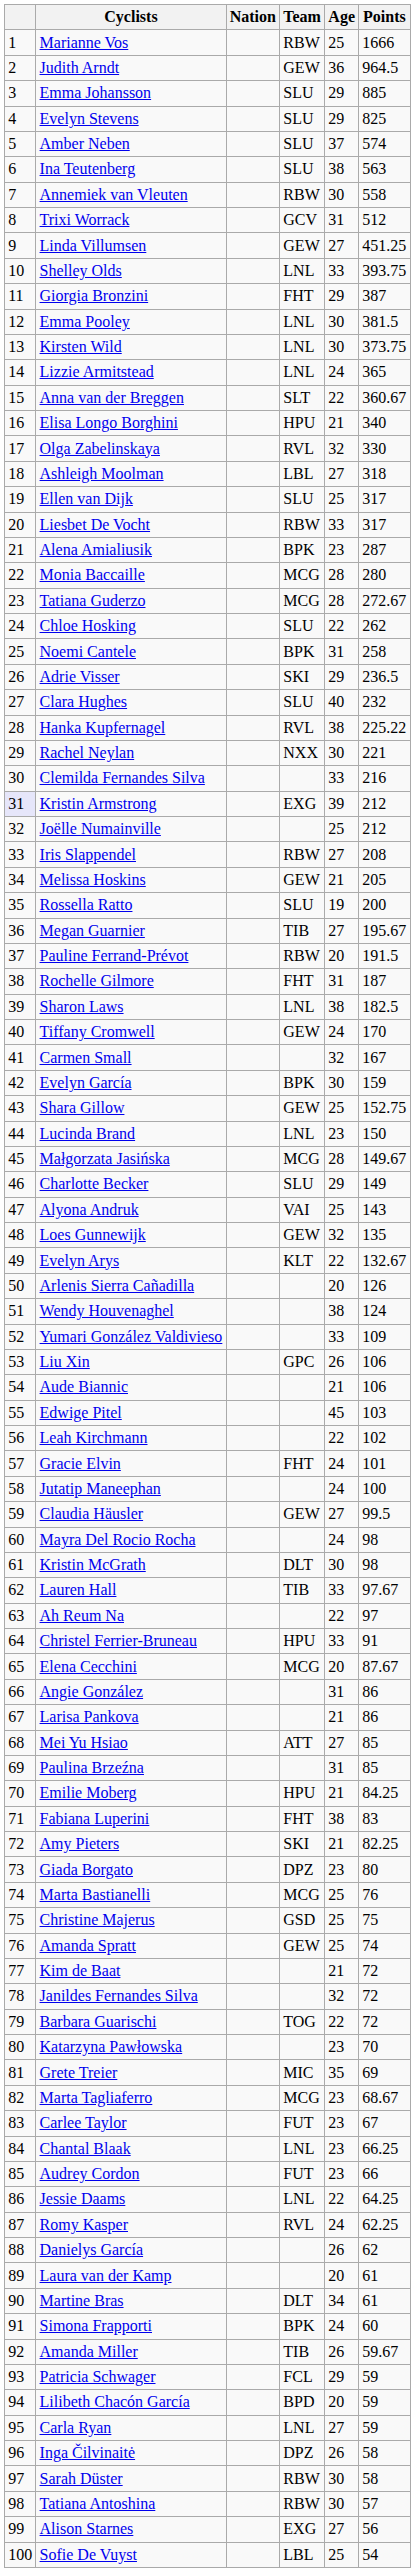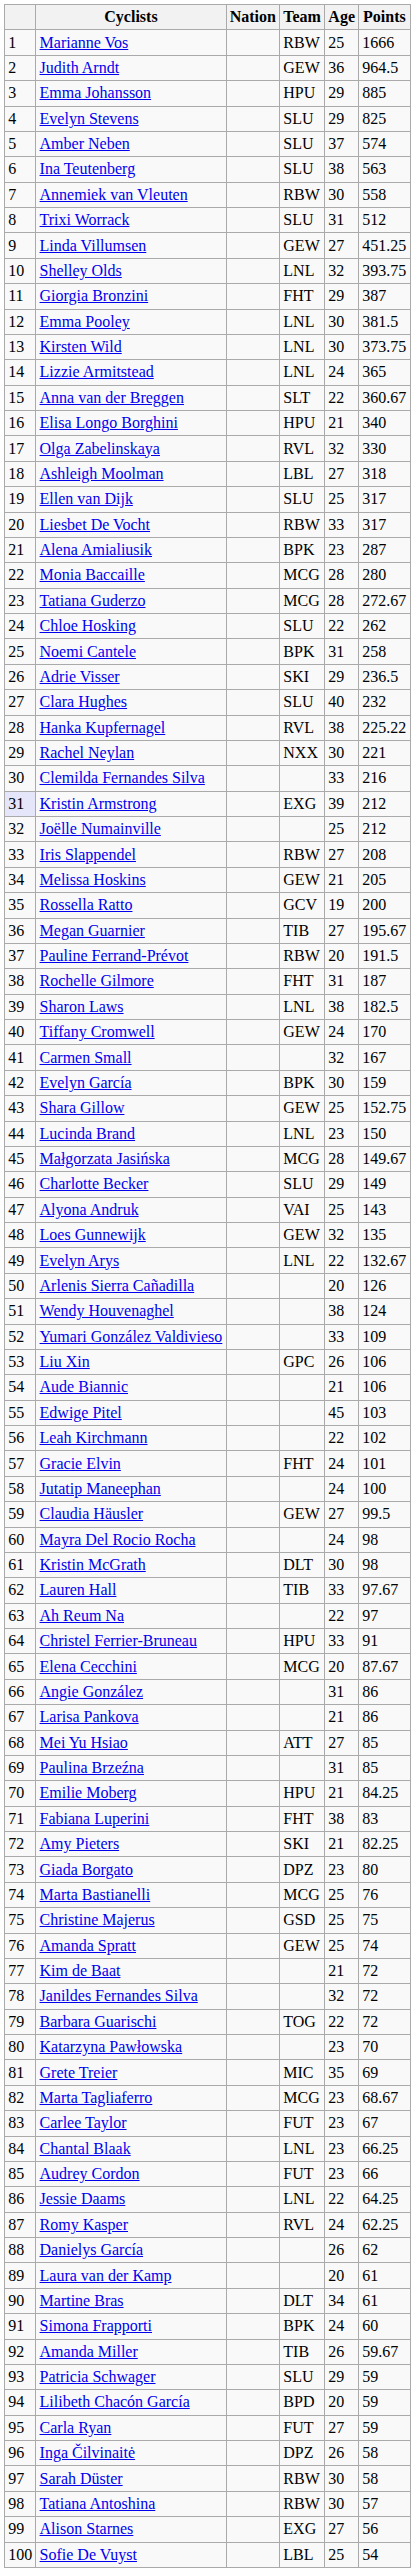(298, 93) SLU -> (299, 93) HPU
(300, 220) GCV -> (298, 220) SLU
(336, 270) 33 -> (336, 270) 32
(298, 905) SLU -> (300, 905) GCV
(298, 1260) KLT -> (299, 1260) LNL
(298, 2377) FCL -> (298, 2377) SLU
(299, 2427) LNL -> (298, 2427) FUT
